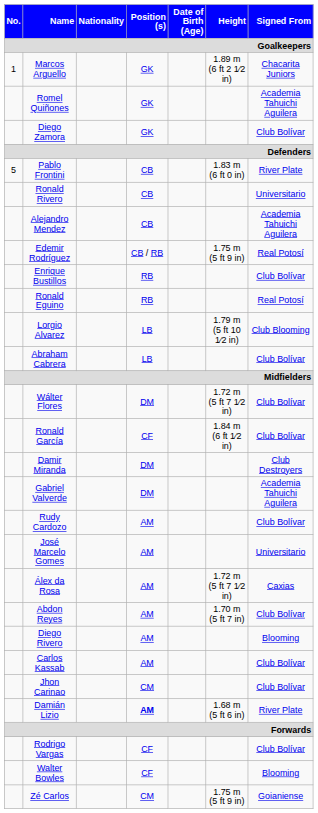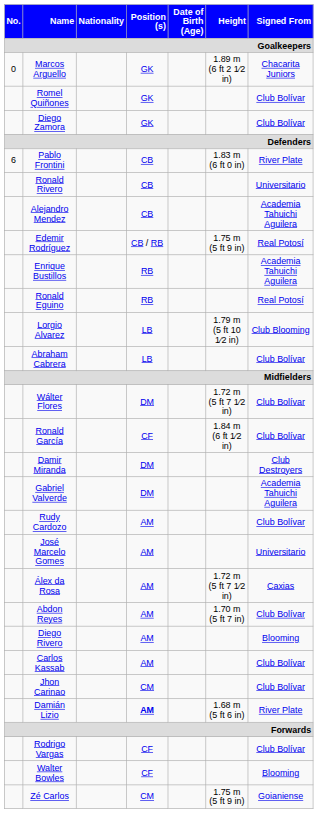(14, 70) 1 -> (14, 70) 0
(281, 104) Academia Tahuichi Aguilera -> (281, 99) Club Bolívar
(14, 171) 5 -> (14, 161) 6
(281, 277) Club Bolívar -> (281, 272) Academia Tahuichi Aguilera
